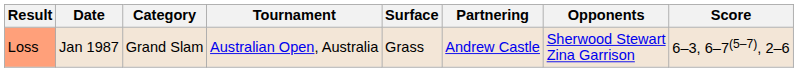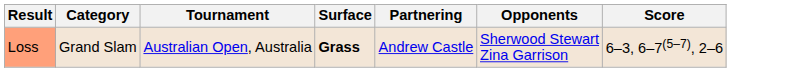- column: (89, 16)
(405, 47) normal -> (339, 47) bold
